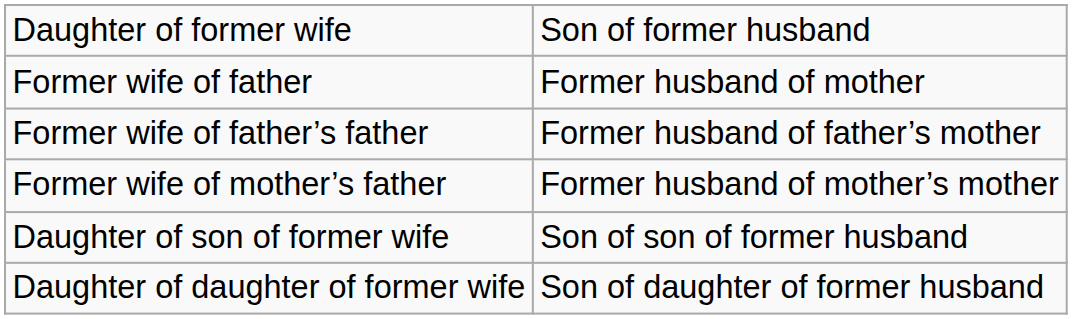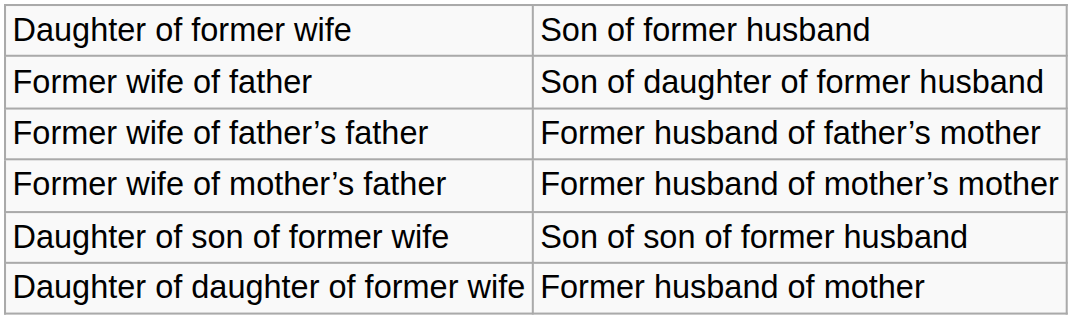(732, 81) Former husband of mother -> (792, 81) Son of daughter of former husband
(792, 287) Son of daughter of former husband -> (732, 287) Former husband of mother
